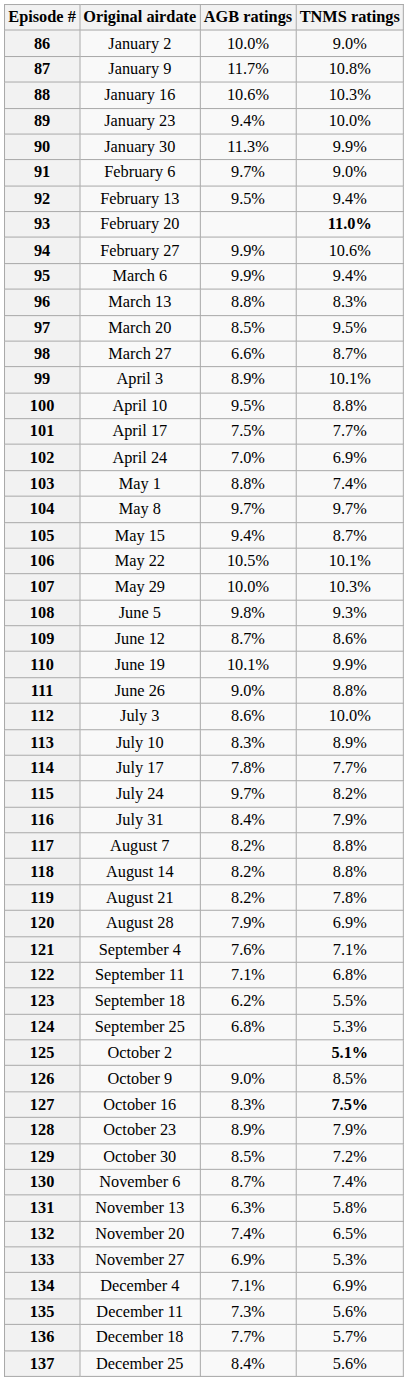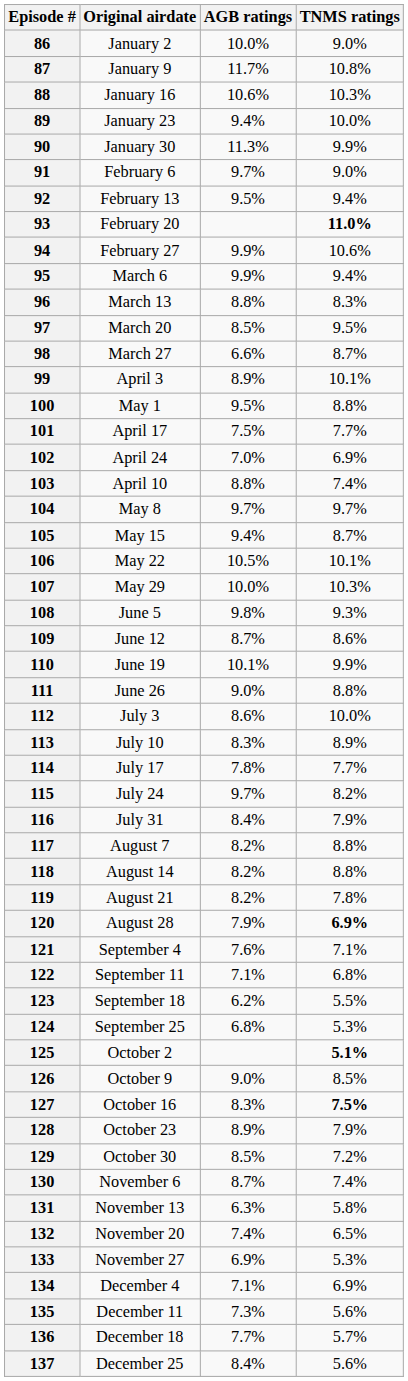(140, 405) April 10 -> (140, 405) May 1
(140, 483) May 1 -> (140, 483) April 10
(350, 923) normal -> (350, 923) bold
